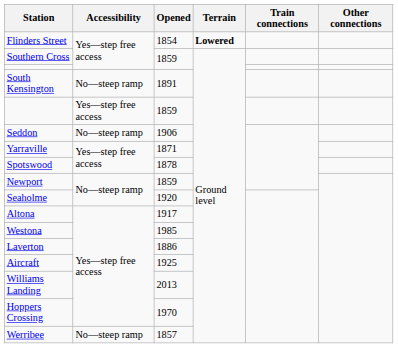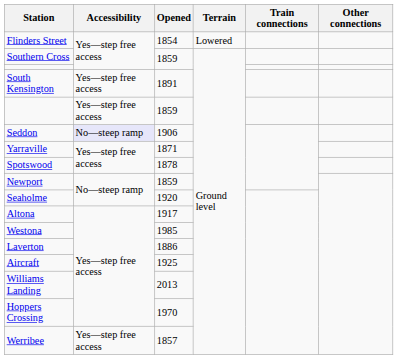(215, 40) bold -> (214, 40) normal
(109, 83) No—steep ramp -> (106, 83) Yes—step free access
(109, 133) no background -> (109, 133) lavender background
(109, 334) No—steep ramp -> (106, 340) Yes—step free access
